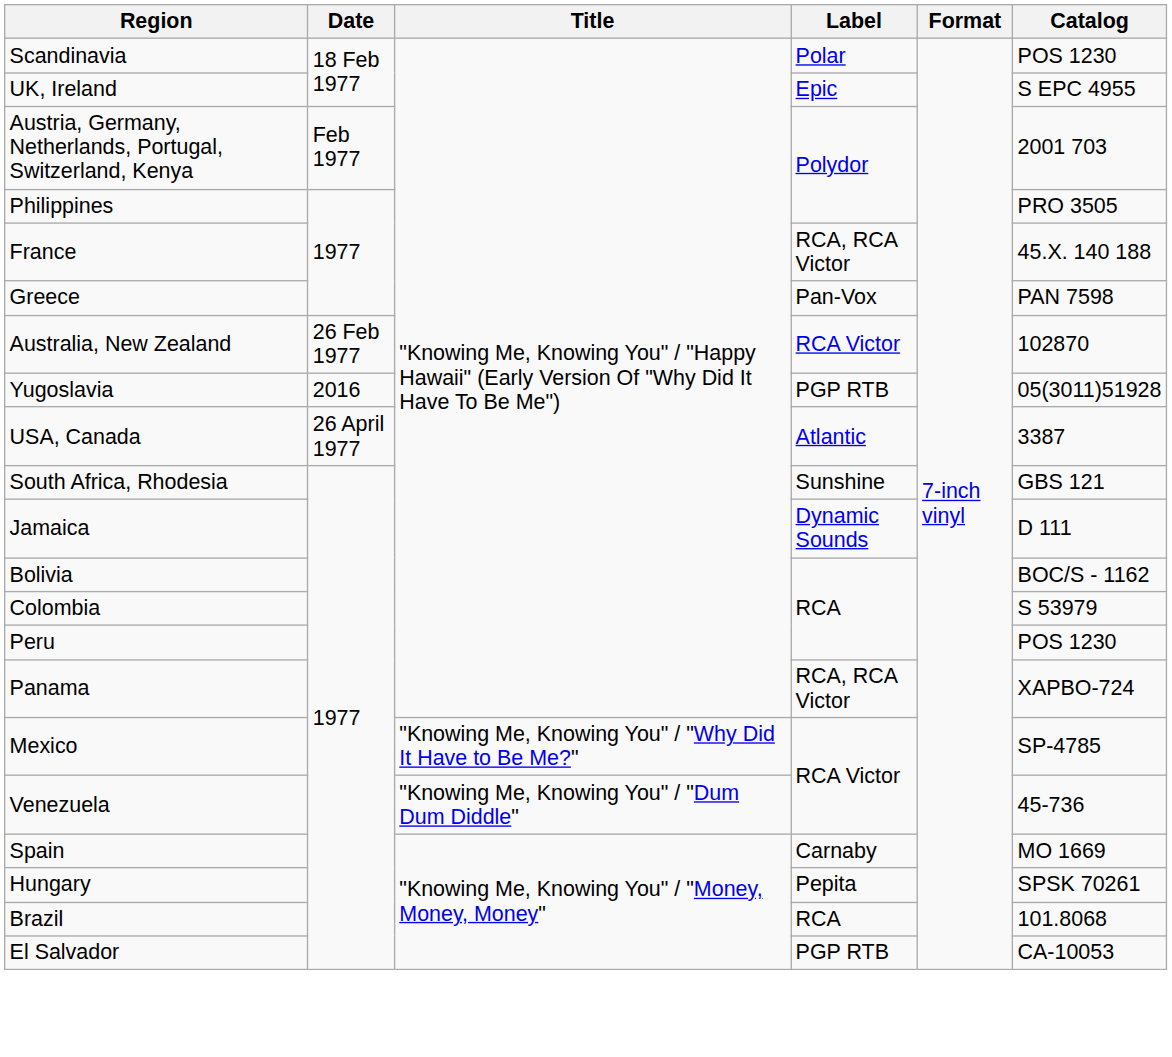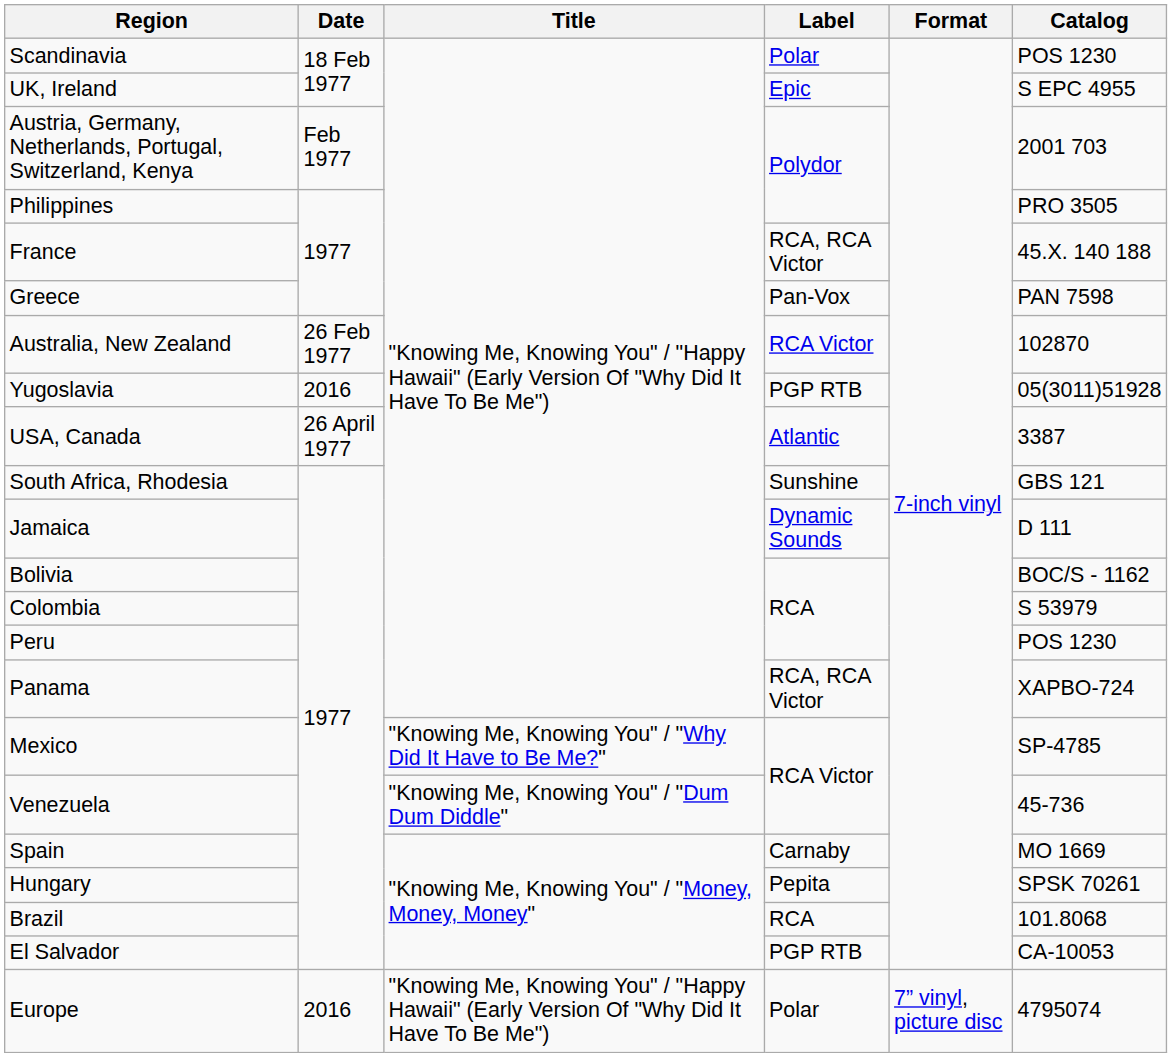+ row: (44, 1010)
